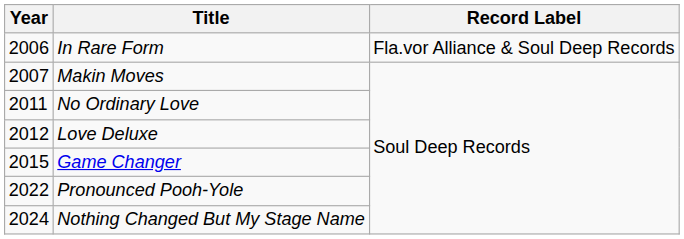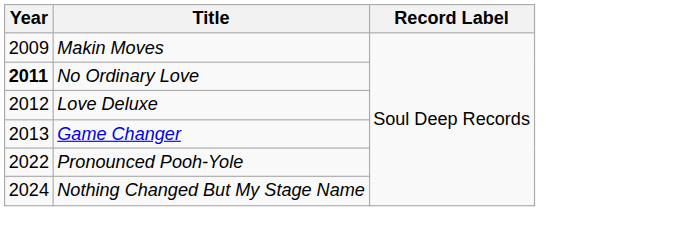- row: (111, 47)
(29, 76) 2007 -> (29, 47) 2009
(28, 104) normal -> (28, 76) bold
(29, 162) 2015 -> (29, 133) 2013
